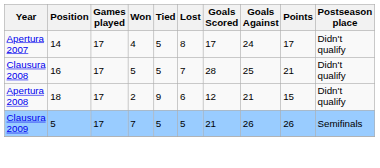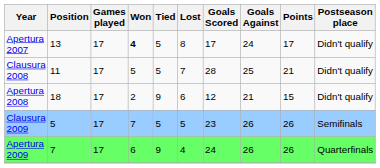(56, 44) 14 -> (56, 44) 13
(133, 44) normal -> (133, 44) bold
(56, 70) 16 -> (55, 70) 11
(211, 123) 21 -> (211, 123) 23
+ row: (25, 150)
